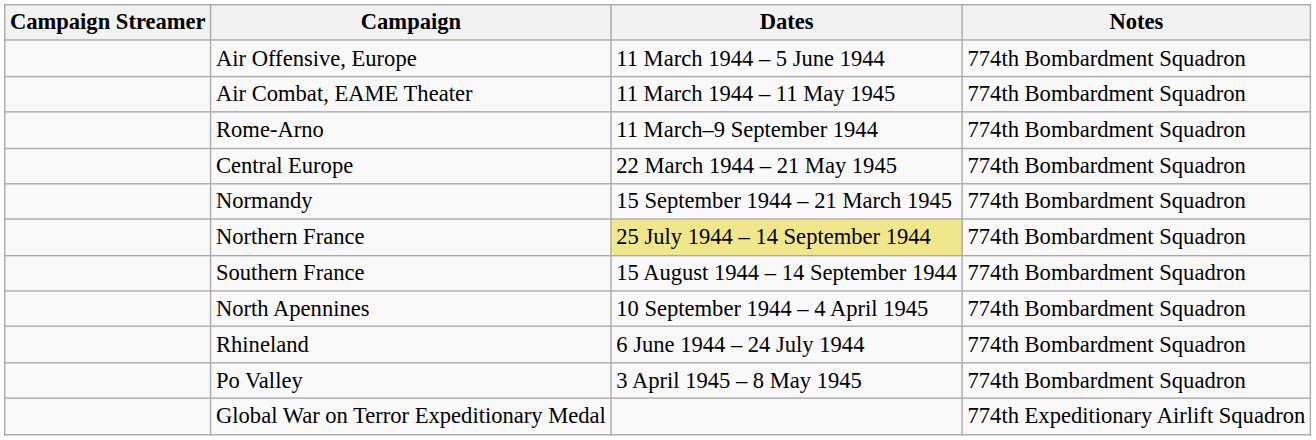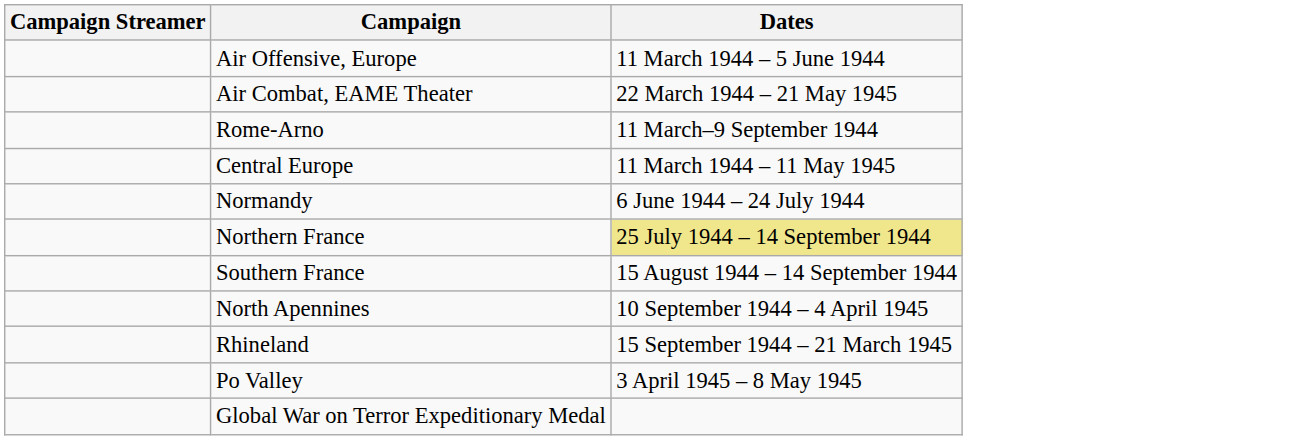- column: (1136, 22)
(756, 93) 11 March 1944 – 11 May 1945 -> (757, 93) 22 March 1944 – 21 May 1945
(757, 165) 22 March 1944 – 21 May 1945 -> (756, 165) 11 March 1944 – 11 May 1945
(784, 201) 15 September 1944 – 21 March 1945 -> (740, 201) 6 June 1944 – 24 July 1944
(740, 344) 6 June 1944 – 24 July 1944 -> (784, 344) 15 September 1944 – 21 March 1945
